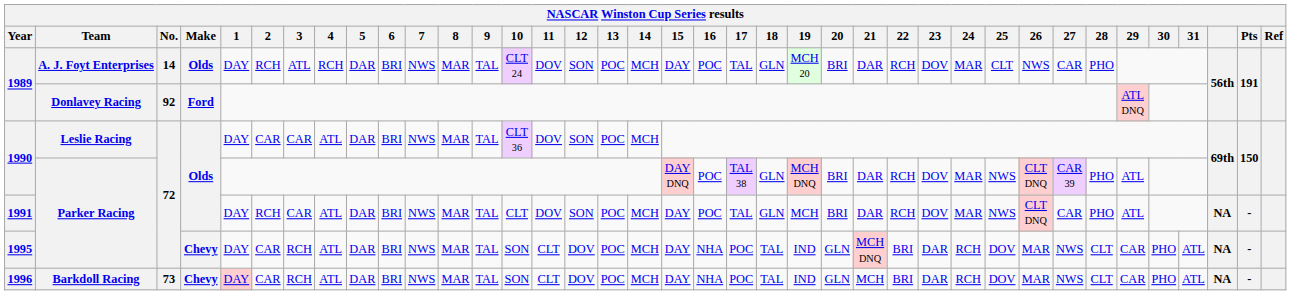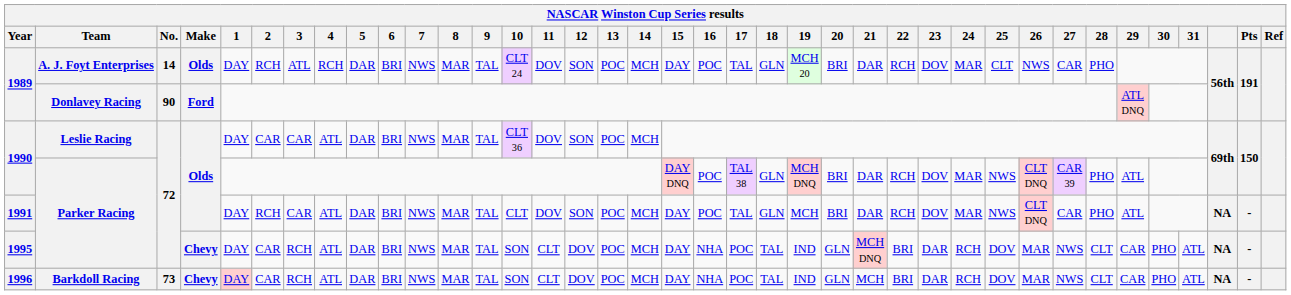(169, 102) 92 -> (169, 102) 90
